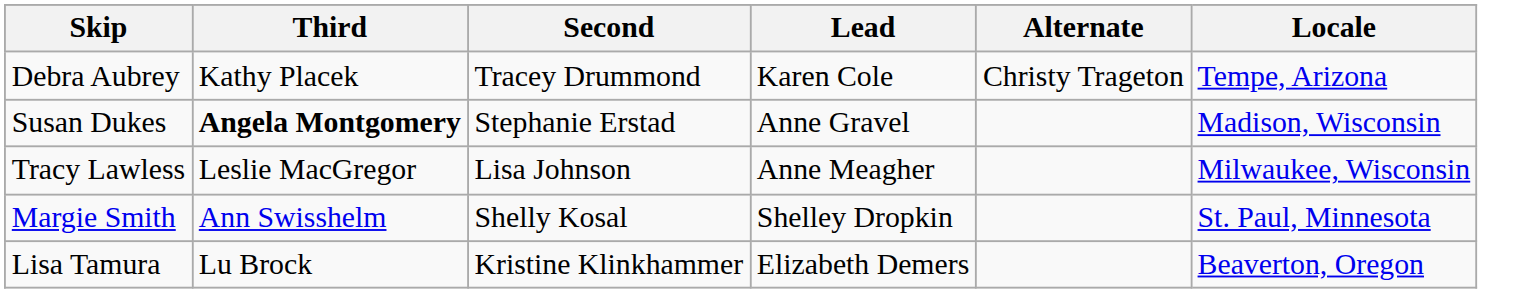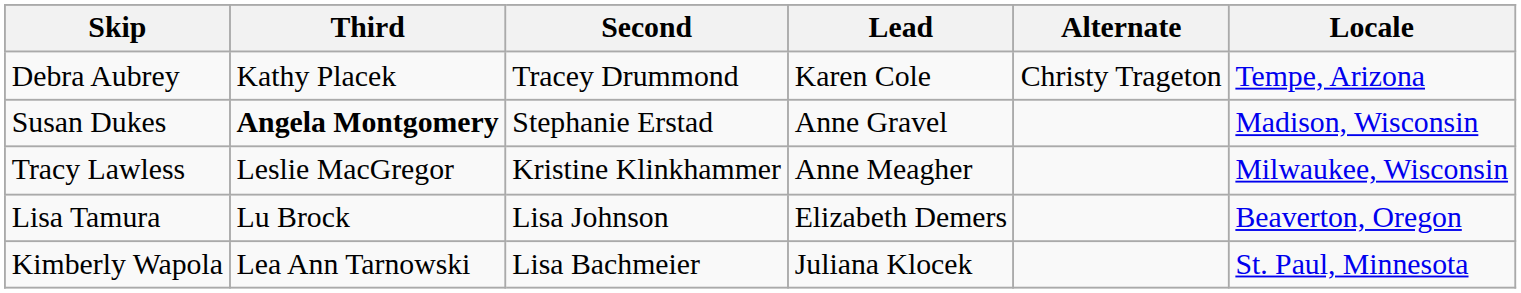(553, 169) Lisa Johnson -> (647, 169) Kristine Klinkhammer
- row: (94, 216)
(609, 264) Kristine Klinkhammer -> (590, 216) Lisa Johnson
+ row: (117, 264)
